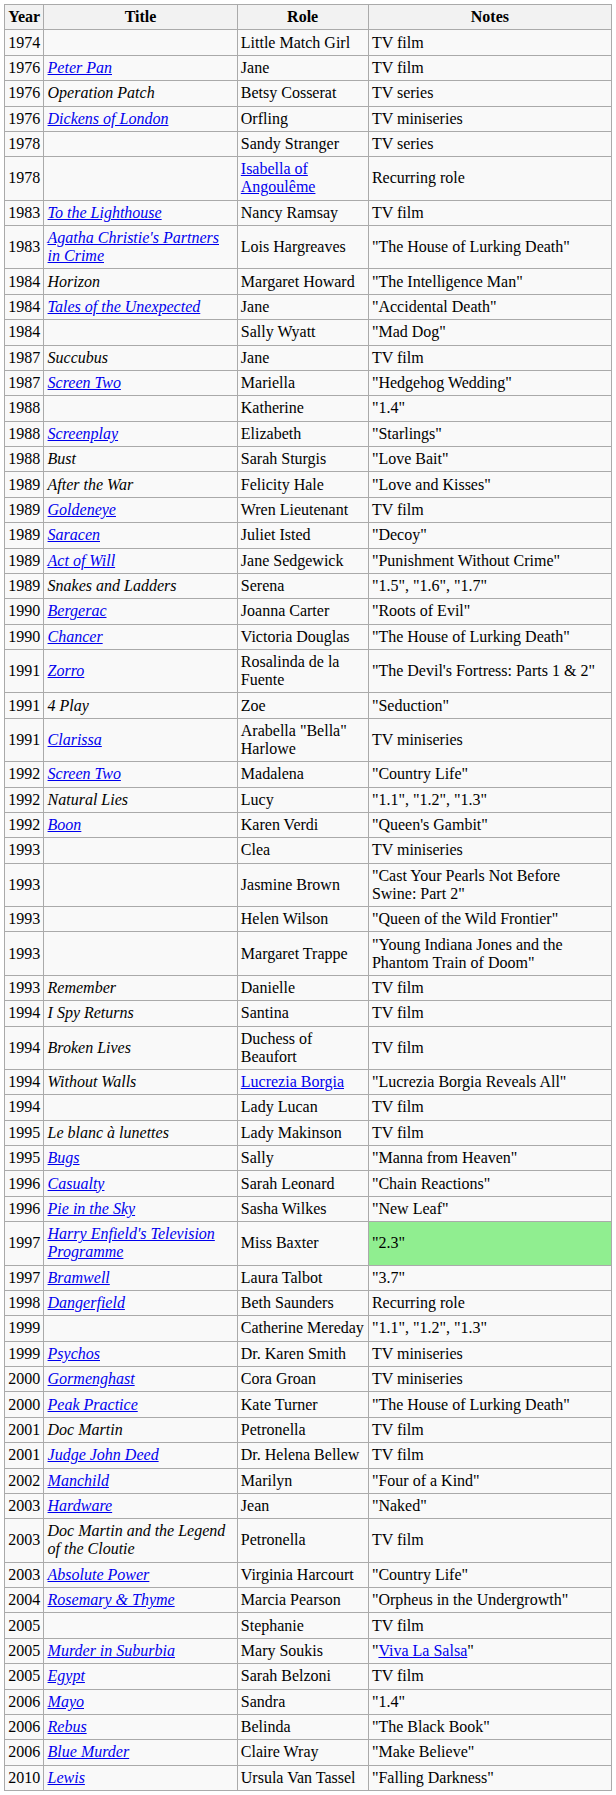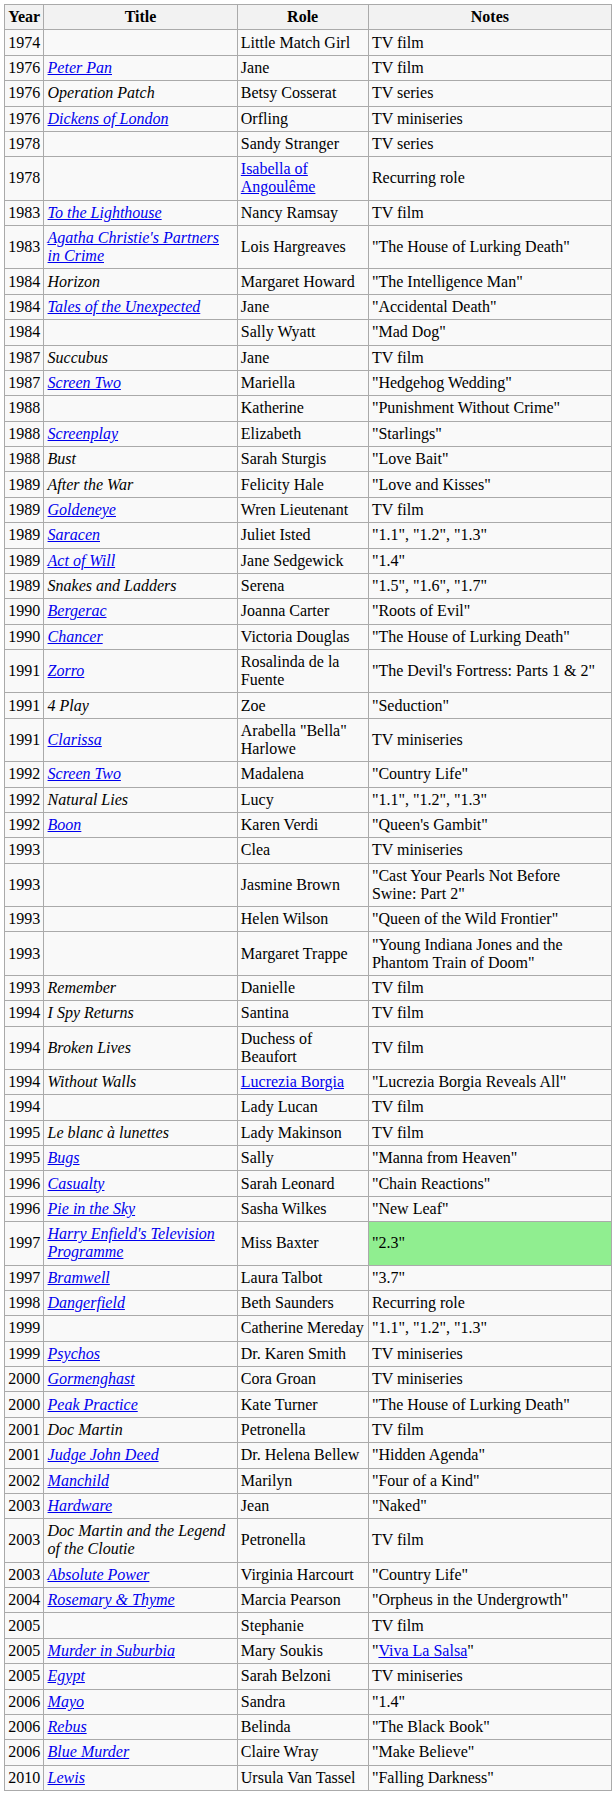(388, 408) "1.4" -> (466, 408) "Punishment Without Crime"
(399, 535) "Decoy" -> (430, 535) "1.1", "1.2", "1.3"
(466, 560) "Punishment Without Crime" -> (388, 560) "1.4"
(398, 1455) TV film -> (428, 1455) "Hidden Agenda"
(398, 1676) TV film -> (417, 1676) TV miniseries
